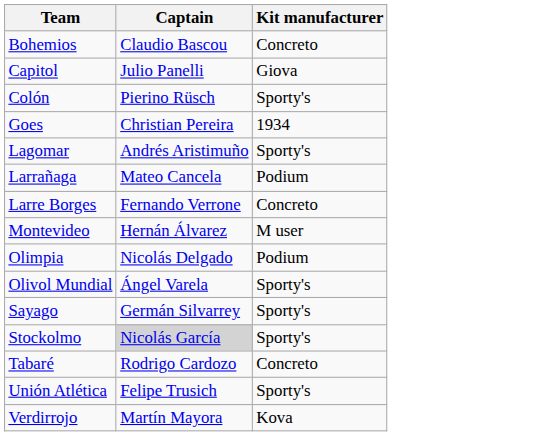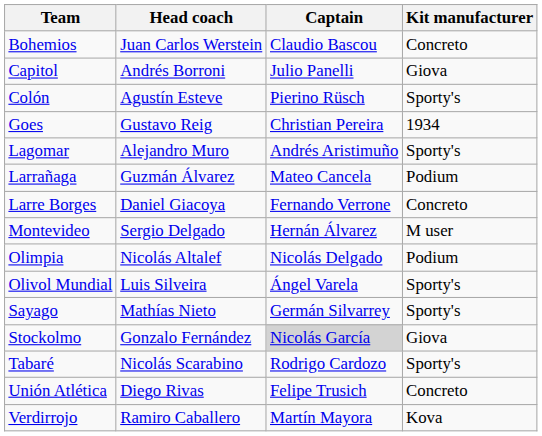+ column: (191, 17)
(283, 337) Sporty's -> (427, 337) Giova
(287, 364) Concreto -> (433, 364) Sporty's
(283, 390) Sporty's -> (437, 390) Concreto
